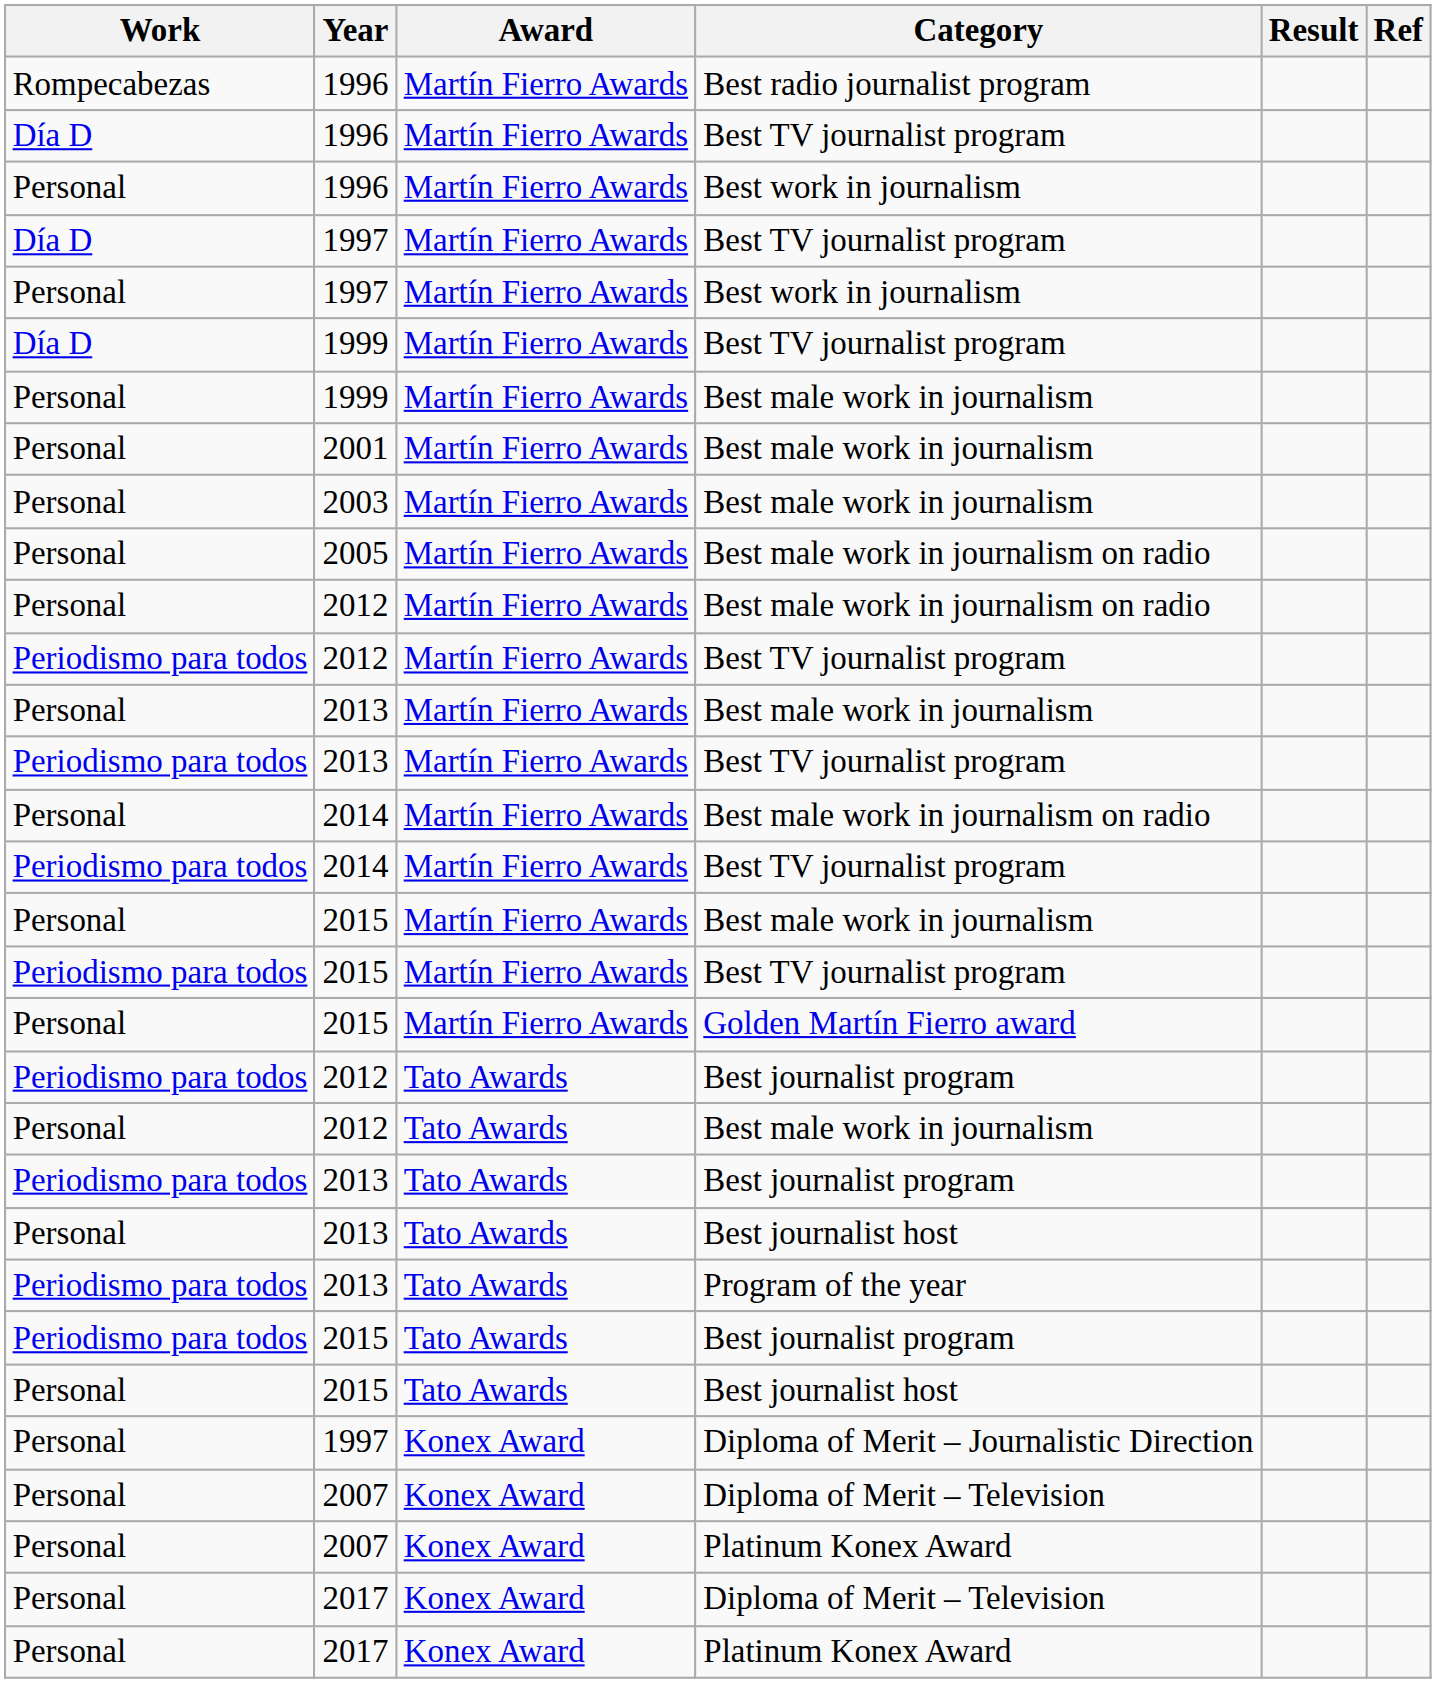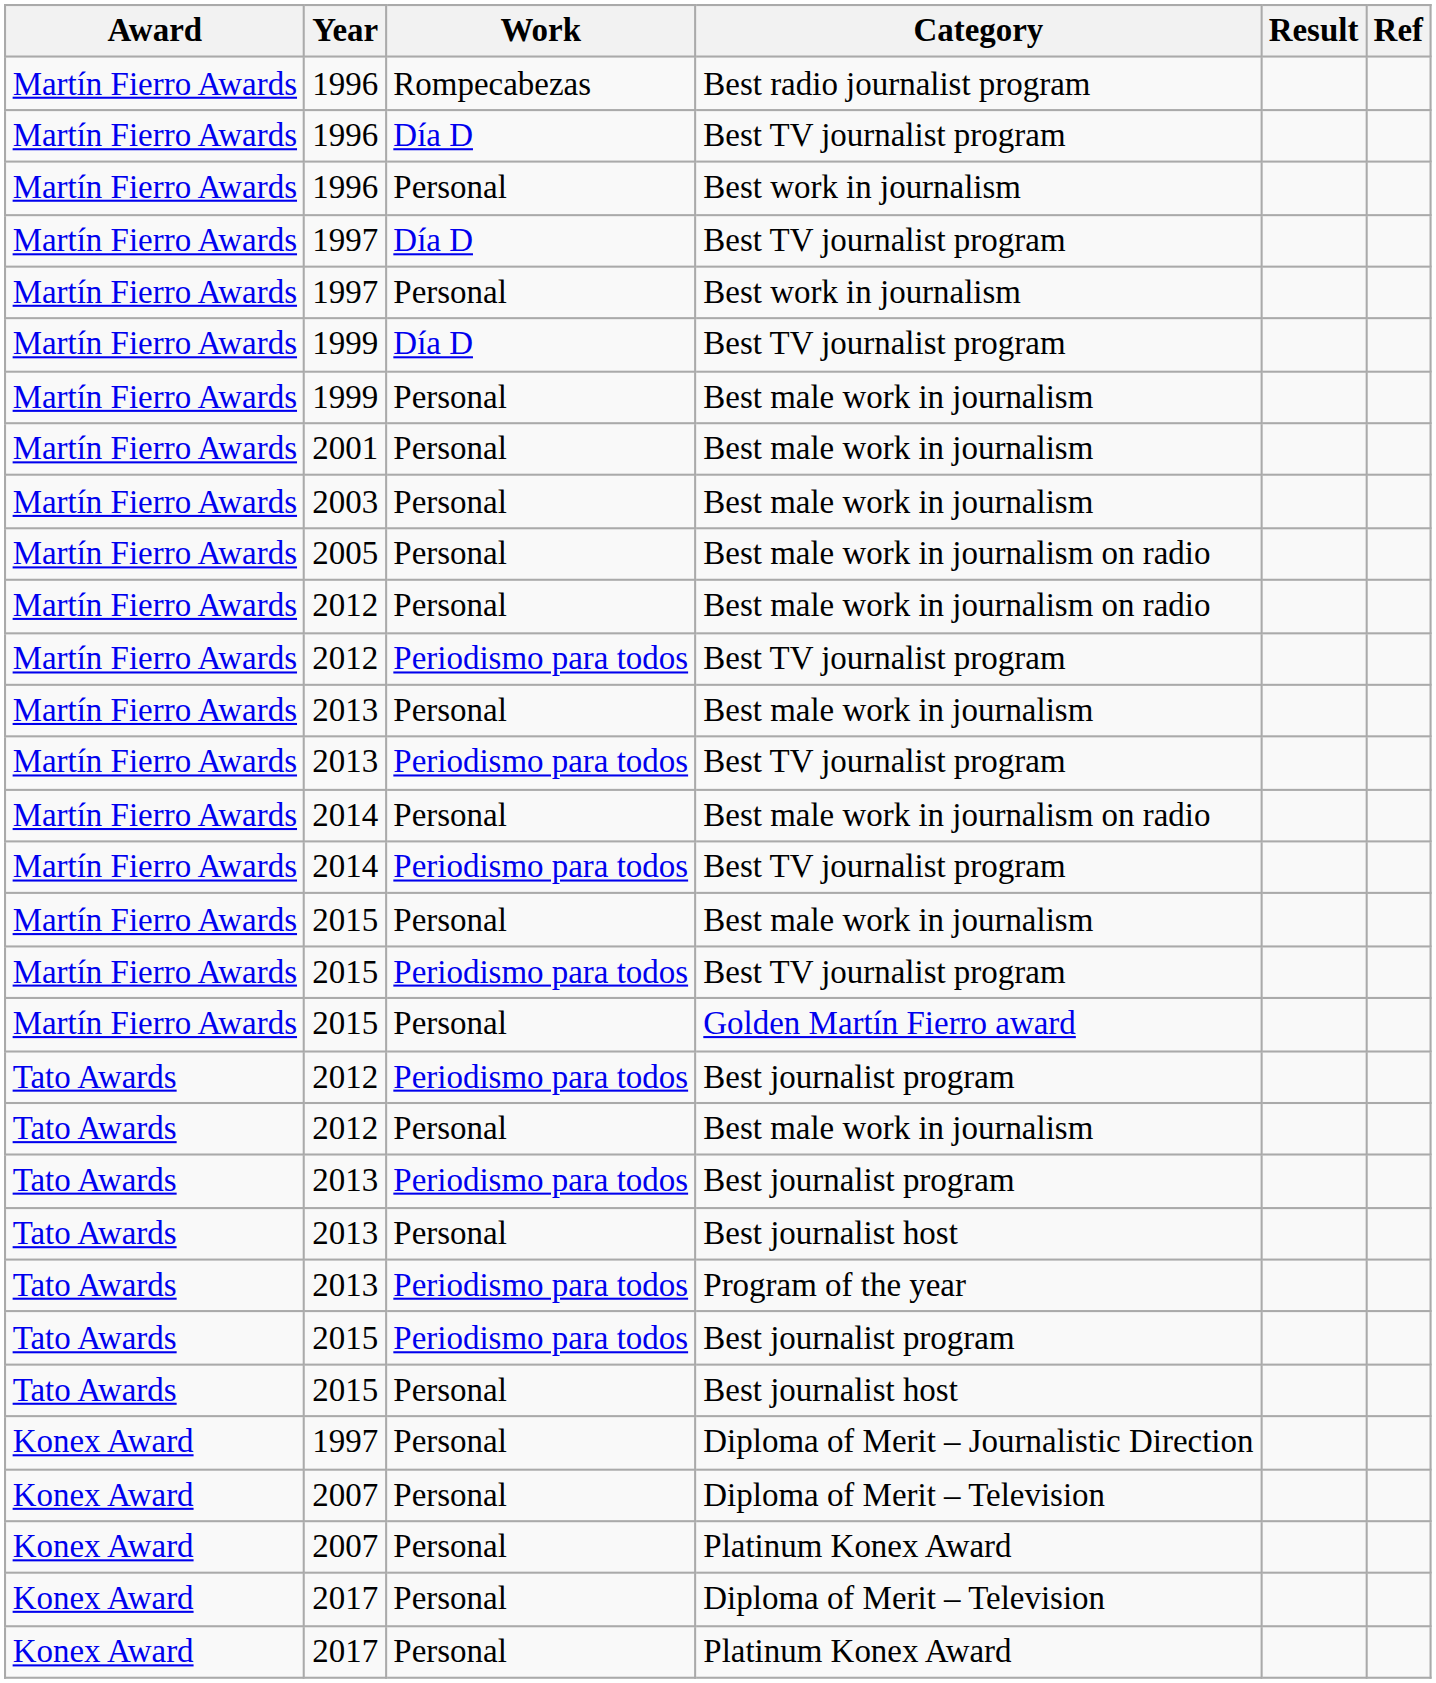columns swapped: (546, 30) <-> (160, 30)
